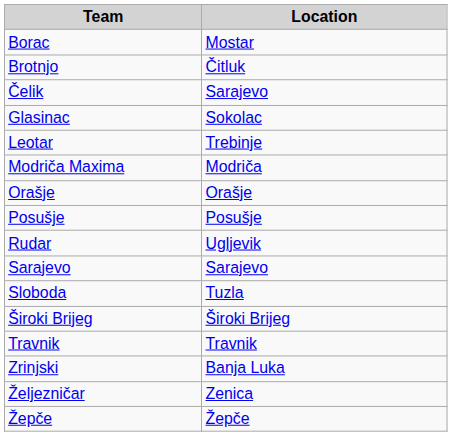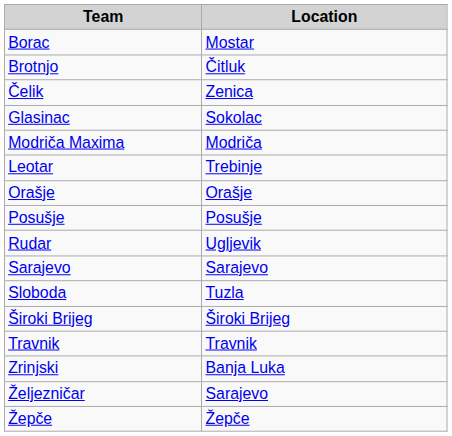(237, 92) Sarajevo -> (229, 92) Zenica
rows swapped: (31, 142) <-> (66, 167)
(229, 393) Zenica -> (237, 393) Sarajevo
